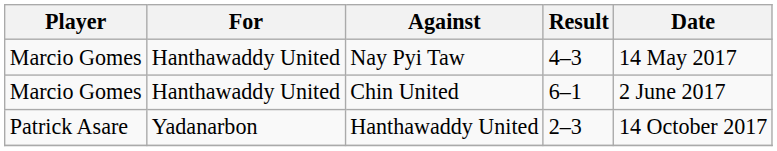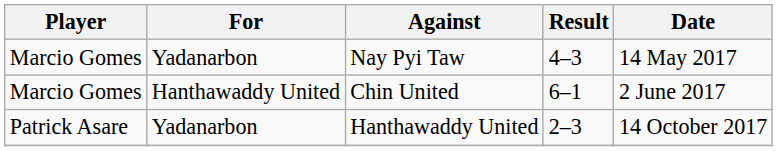(246, 57) Hanthawaddy United -> (205, 57) Yadanarbon
